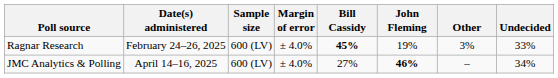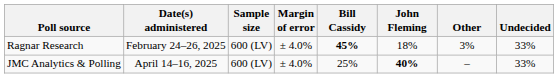(407, 45) 19% -> (407, 45) 18%
(347, 64) 27% -> (347, 64) 25%
(407, 64) 46% -> (407, 64) 40%
(525, 64) 34% -> (525, 64) 33%
